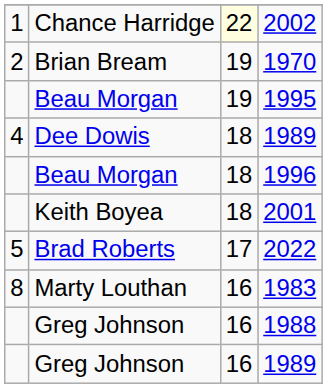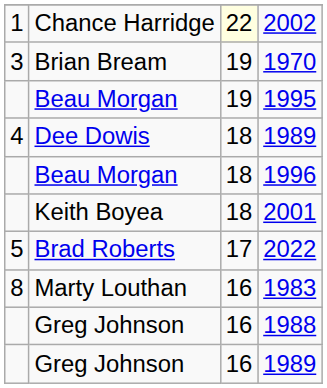(17, 61) 2 -> (17, 61) 3
